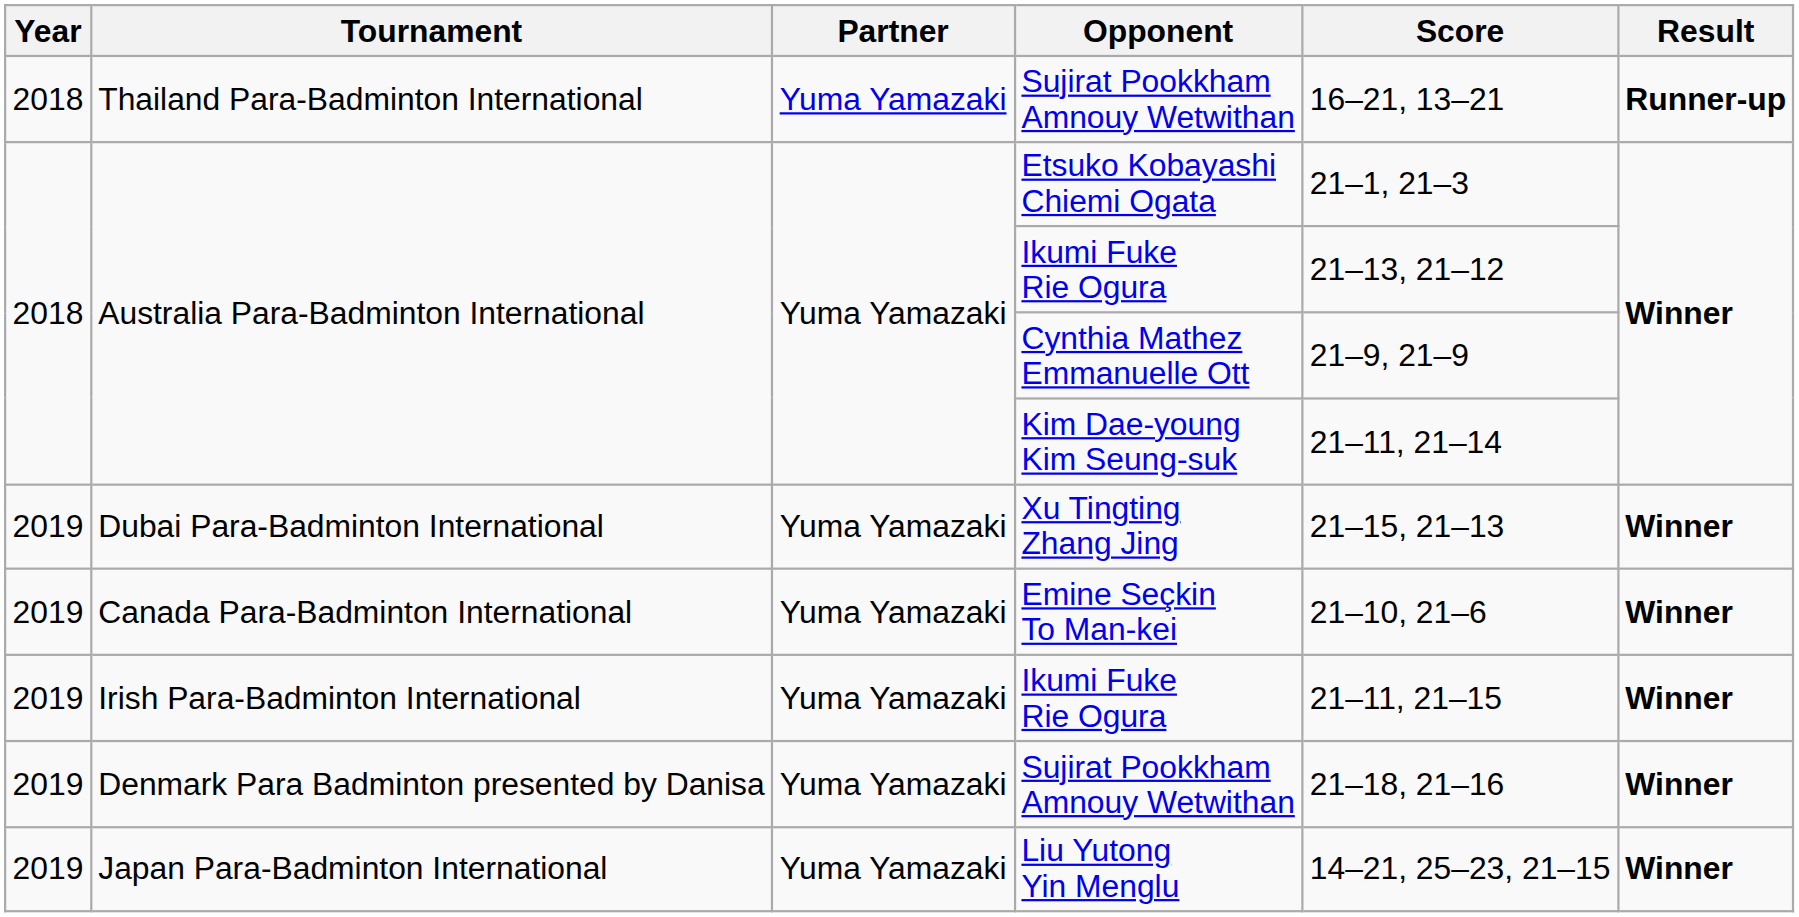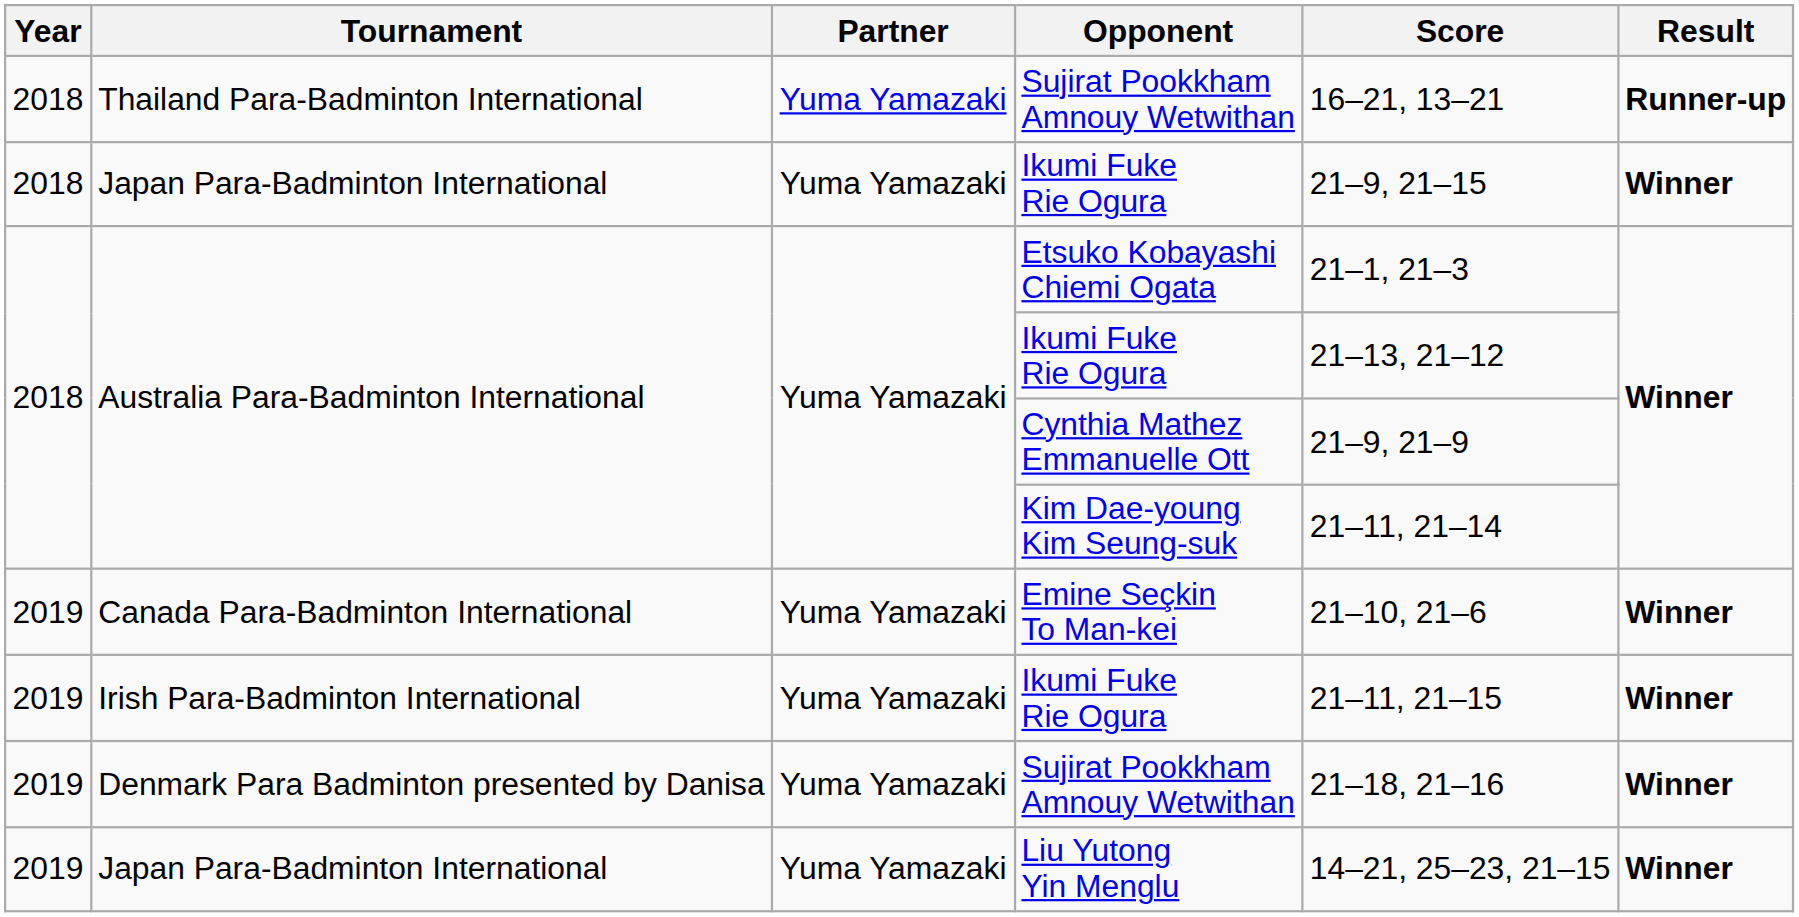+ row: (353, 184)
- row: (351, 527)
